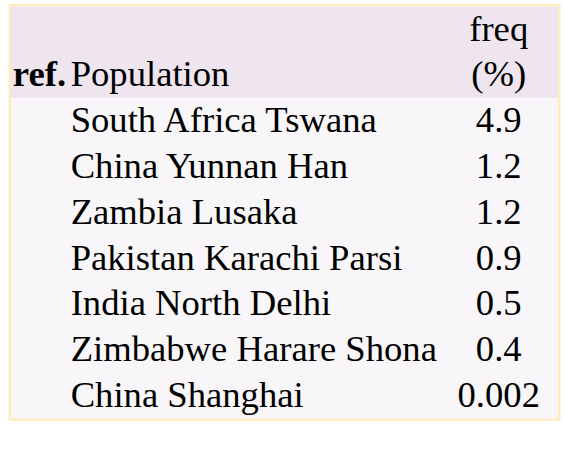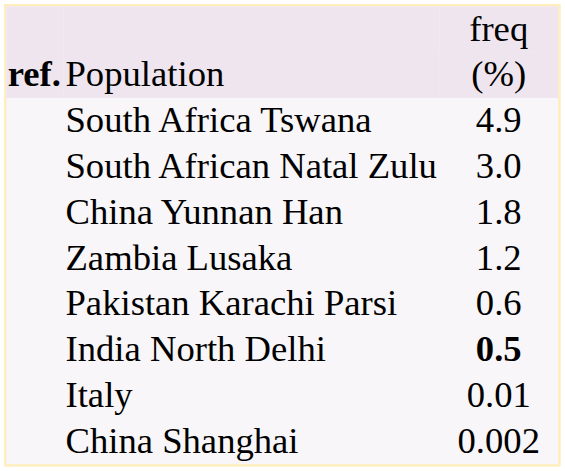+ row: (251, 165)
(499, 165) 1.2 -> (499, 211) 1.8
(499, 257) 0.9 -> (499, 303) 0.6
(499, 303) normal -> (499, 349) bold
- row: (254, 349)
+ row: (99, 394)
